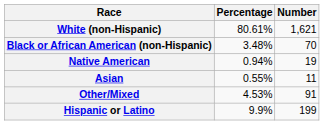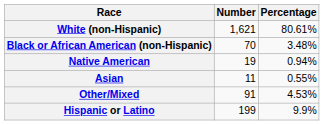columns swapped: (297, 12) <-> (245, 12)
